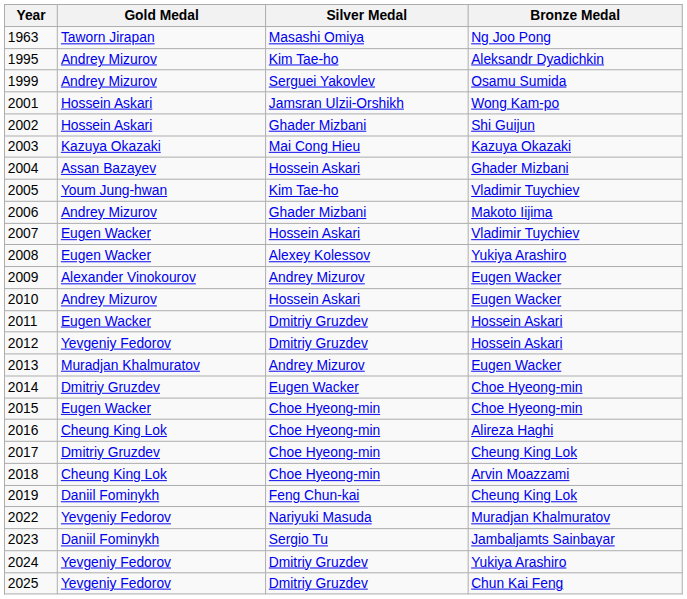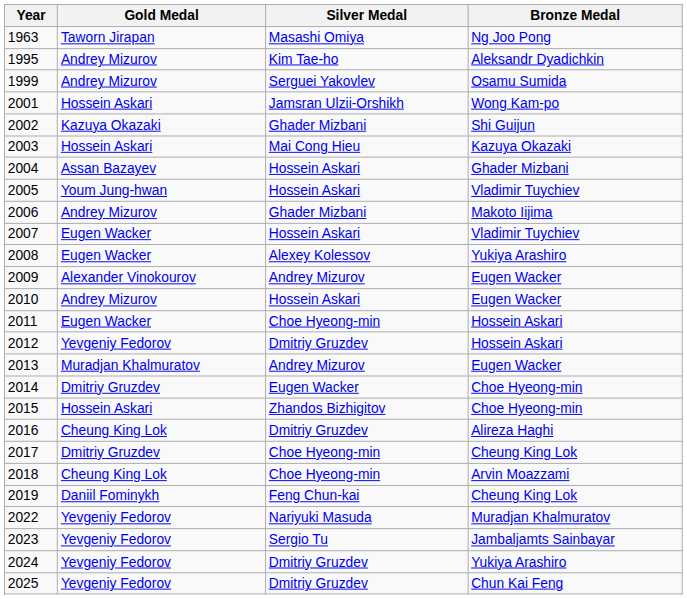(107, 125) Hossein Askari -> (111, 125) Kazuya Okazaki
(111, 147) Kazuya Okazaki -> (107, 147) Hossein Askari
(304, 191) Kim Tae-ho -> (314, 191) Hossein Askari
(318, 322) Dmitriy Gruzdev -> (324, 322) Choe Hyeong-min
(106, 409) Eugen Wacker -> (107, 409) Hossein Askari
(324, 409) Choe Hyeong-min -> (327, 409) Zhandos Bizhigitov
(324, 431) Choe Hyeong-min -> (318, 431) Dmitriy Gruzdev
(110, 540) Daniil Fominykh -> (116, 540) Yevgeniy Fedorov
